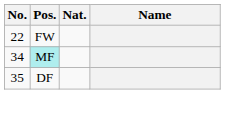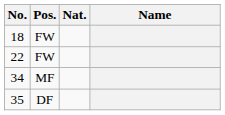+ row: (17, 36)
(45, 57) paleturquoise background -> (45, 78) no background
